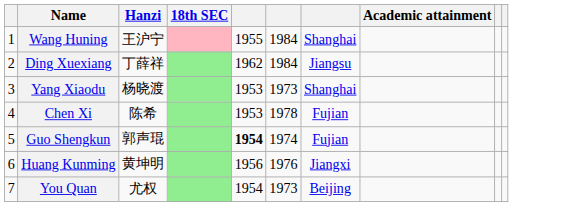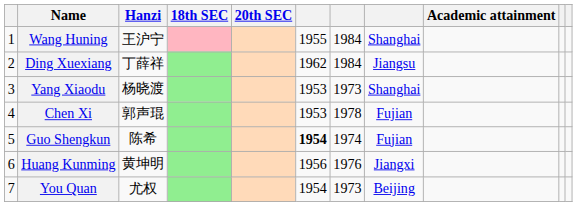+ column: (263, 15)
(143, 113) 陈希 -> (143, 113) 郭声琨
(143, 138) 郭声琨 -> (143, 138) 陈希
